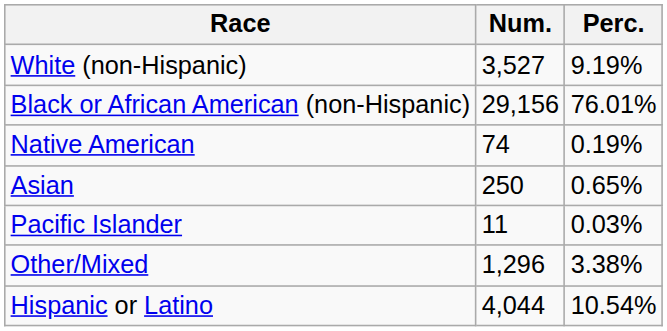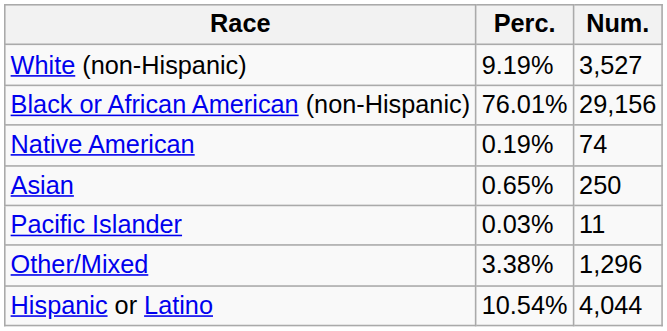columns swapped: (520, 24) <-> (614, 24)
